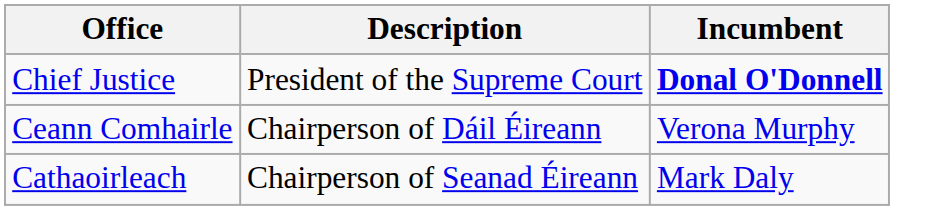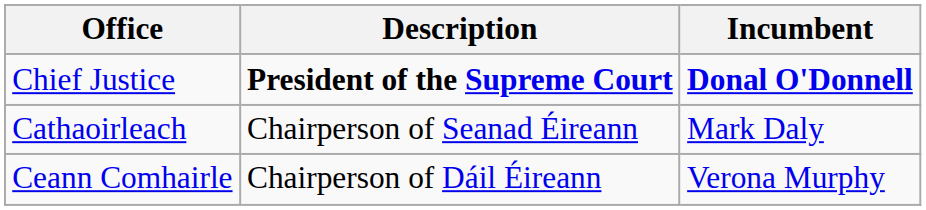(445, 79) normal -> (460, 79) bold
rows swapped: (122, 128) <-> (99, 178)
